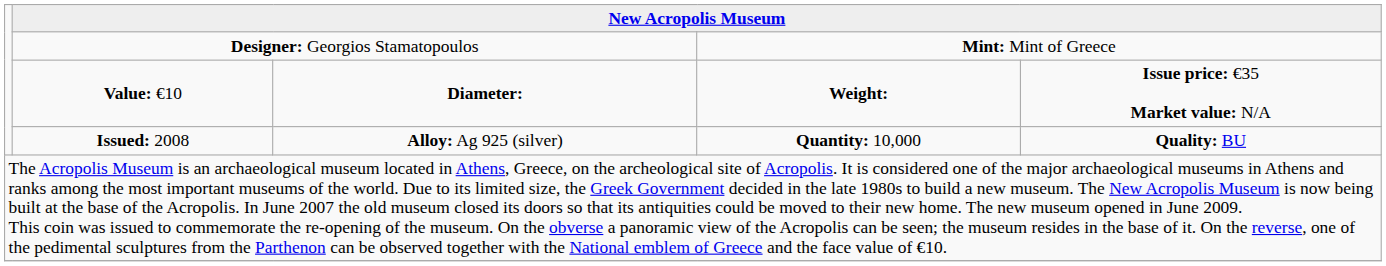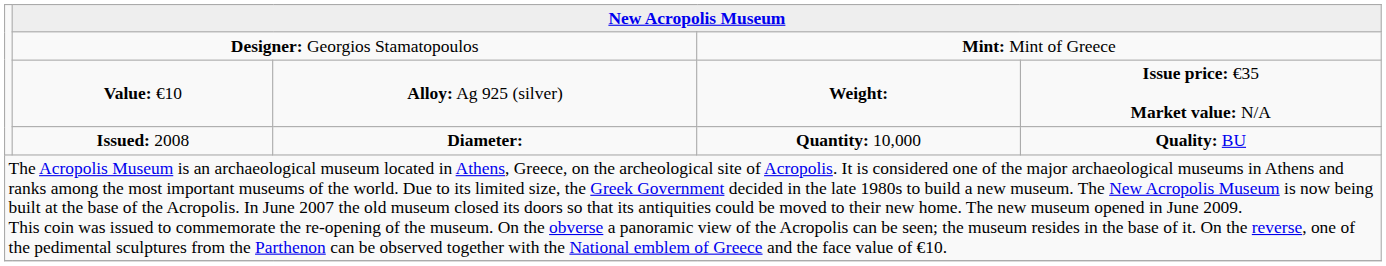(485, 93) Diameter: -> (485, 93) Alloy: Ag 925 (silver)
(485, 140) Alloy: Ag 925 (silver) -> (485, 140) Diameter:
